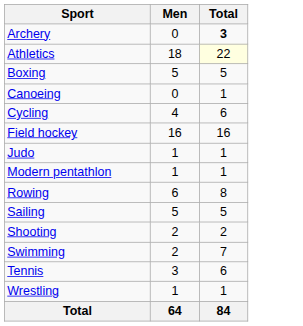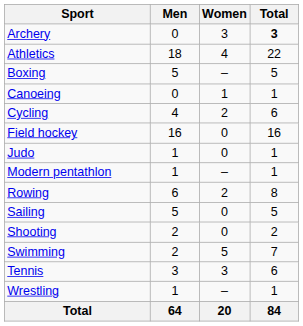+ column: (224, 14)
(224, 53) lightyellow background -> (274, 53) no background
